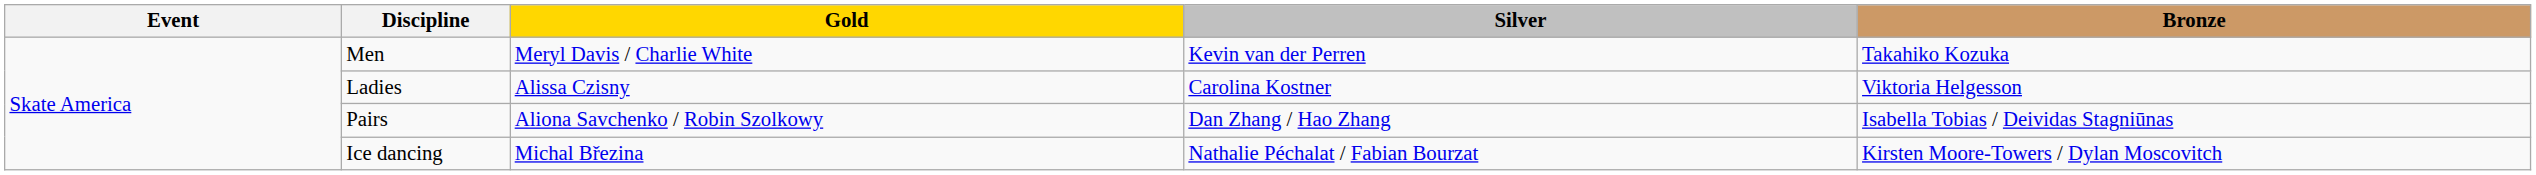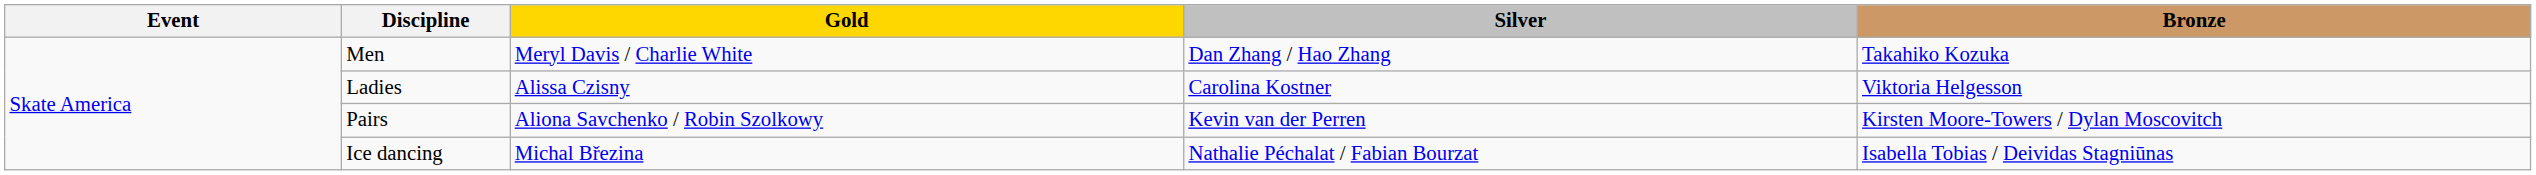(1277, 53) Kevin van der Perren -> (1289, 53) Dan Zhang / Hao Zhang
(1289, 119) Dan Zhang / Hao Zhang -> (1277, 119) Kevin van der Perren
(2018, 119) Isabella Tobias / Deividas Stagniūnas -> (2042, 119) Kirsten Moore-Towers / Dylan Moscovitch
(2042, 152) Kirsten Moore-Towers / Dylan Moscovitch -> (2018, 152) Isabella Tobias / Deividas Stagniūnas
